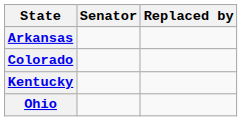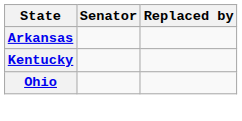- row: (41, 60)
